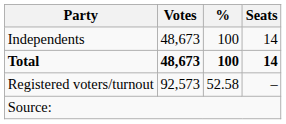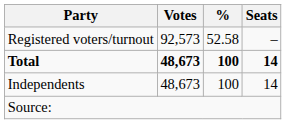rows swapped: (46, 38) <-> (81, 84)
